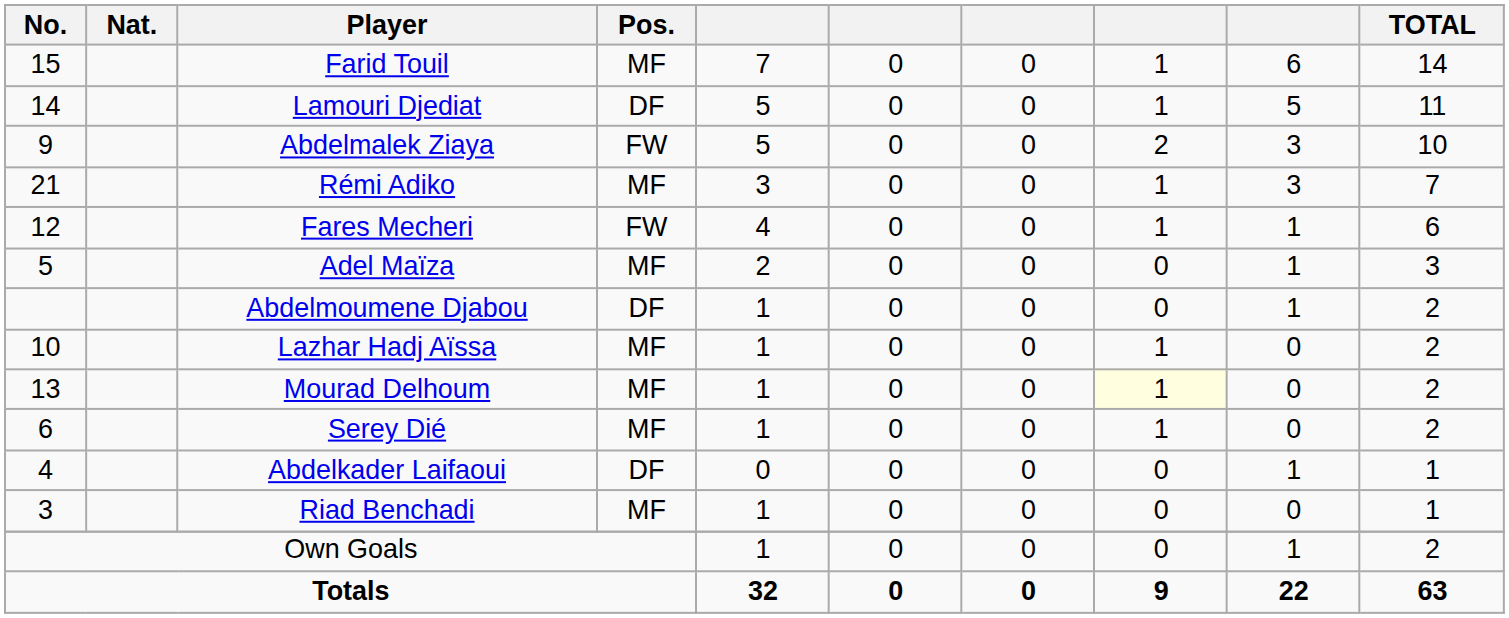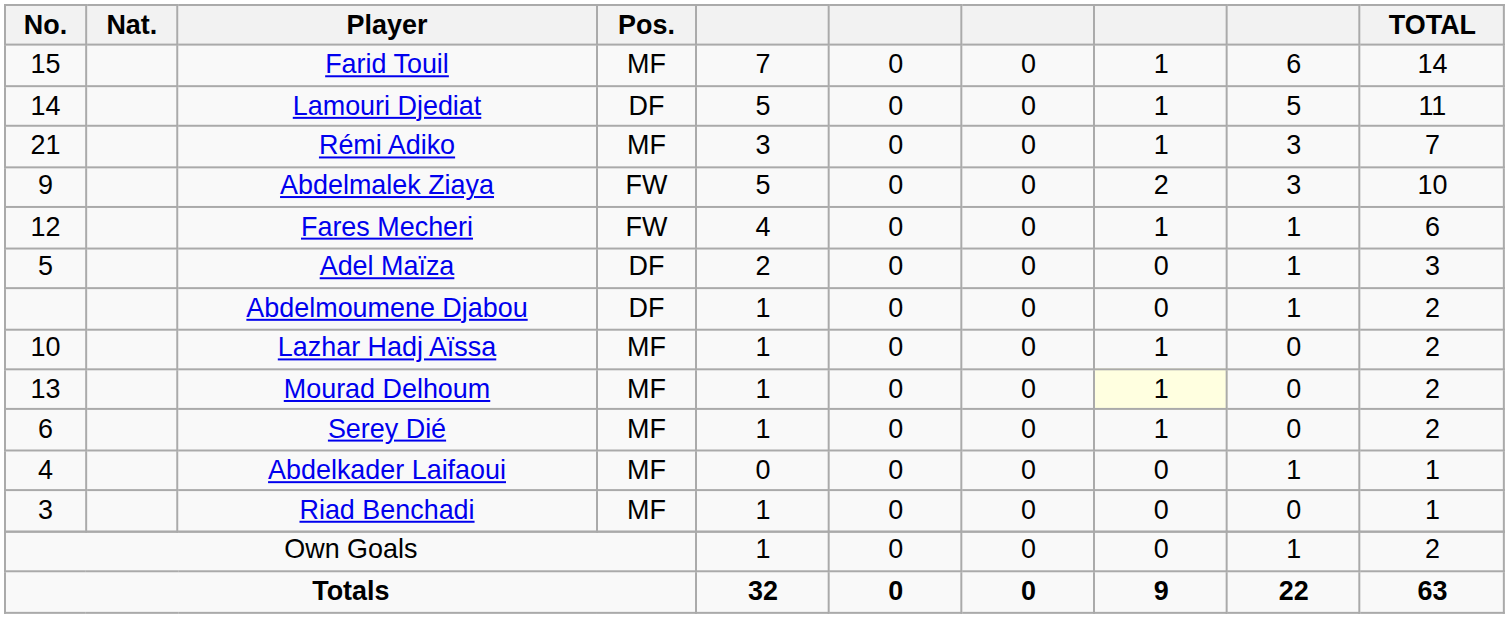rows swapped: (387, 145) <-> (387, 186)
(646, 267) MF -> (646, 267) DF
(646, 469) DF -> (646, 469) MF
